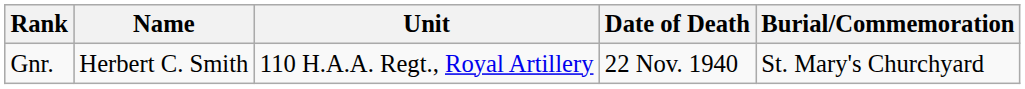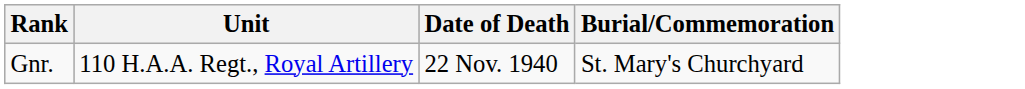- column: (164, 24)
